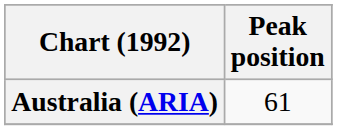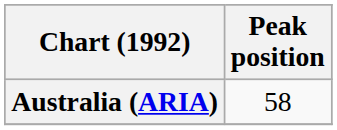(278, 101) 61 -> (278, 101) 58
